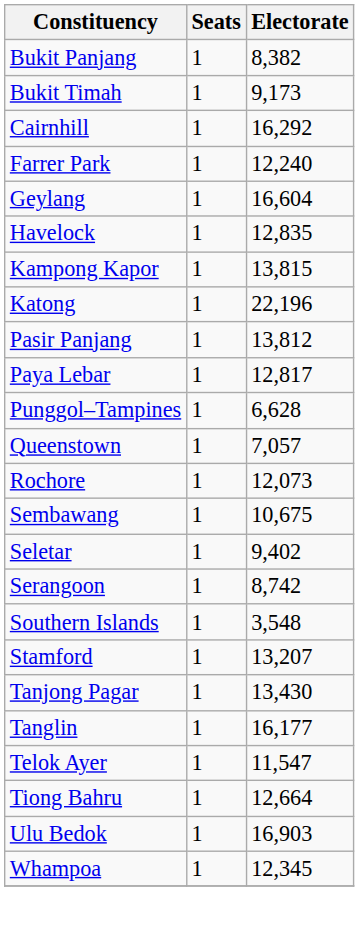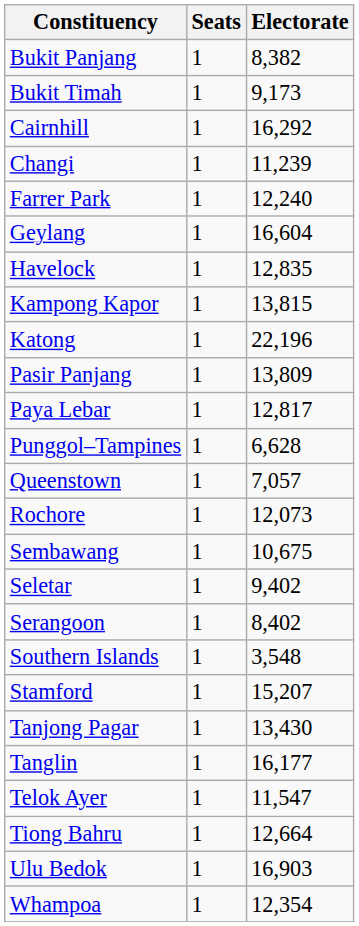+ row: (42, 163)
(282, 339) 13,812 -> (282, 374) 13,809
(276, 586) 8,742 -> (276, 621) 8,402
(282, 657) 13,207 -> (282, 692) 15,207
(282, 868) 12,345 -> (282, 903) 12,354
